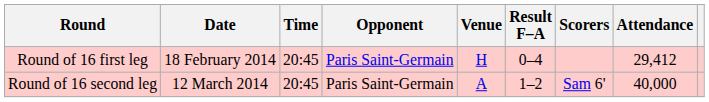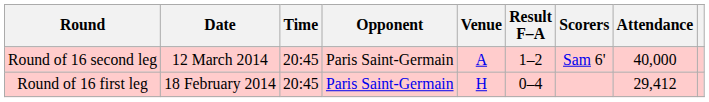rows swapped: (83, 59) <-> (83, 84)
